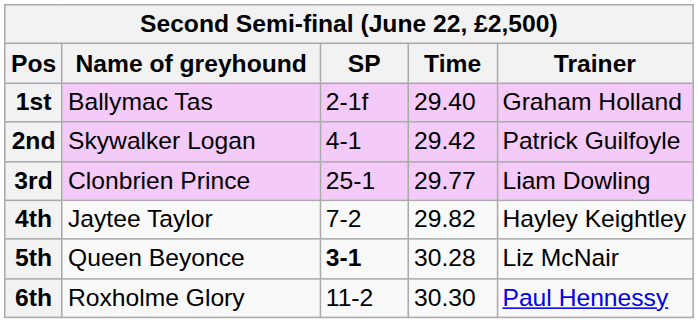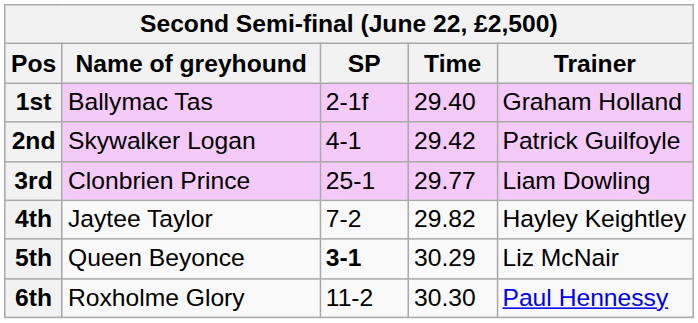(445, 258) 30.28 -> (445, 258) 30.29
